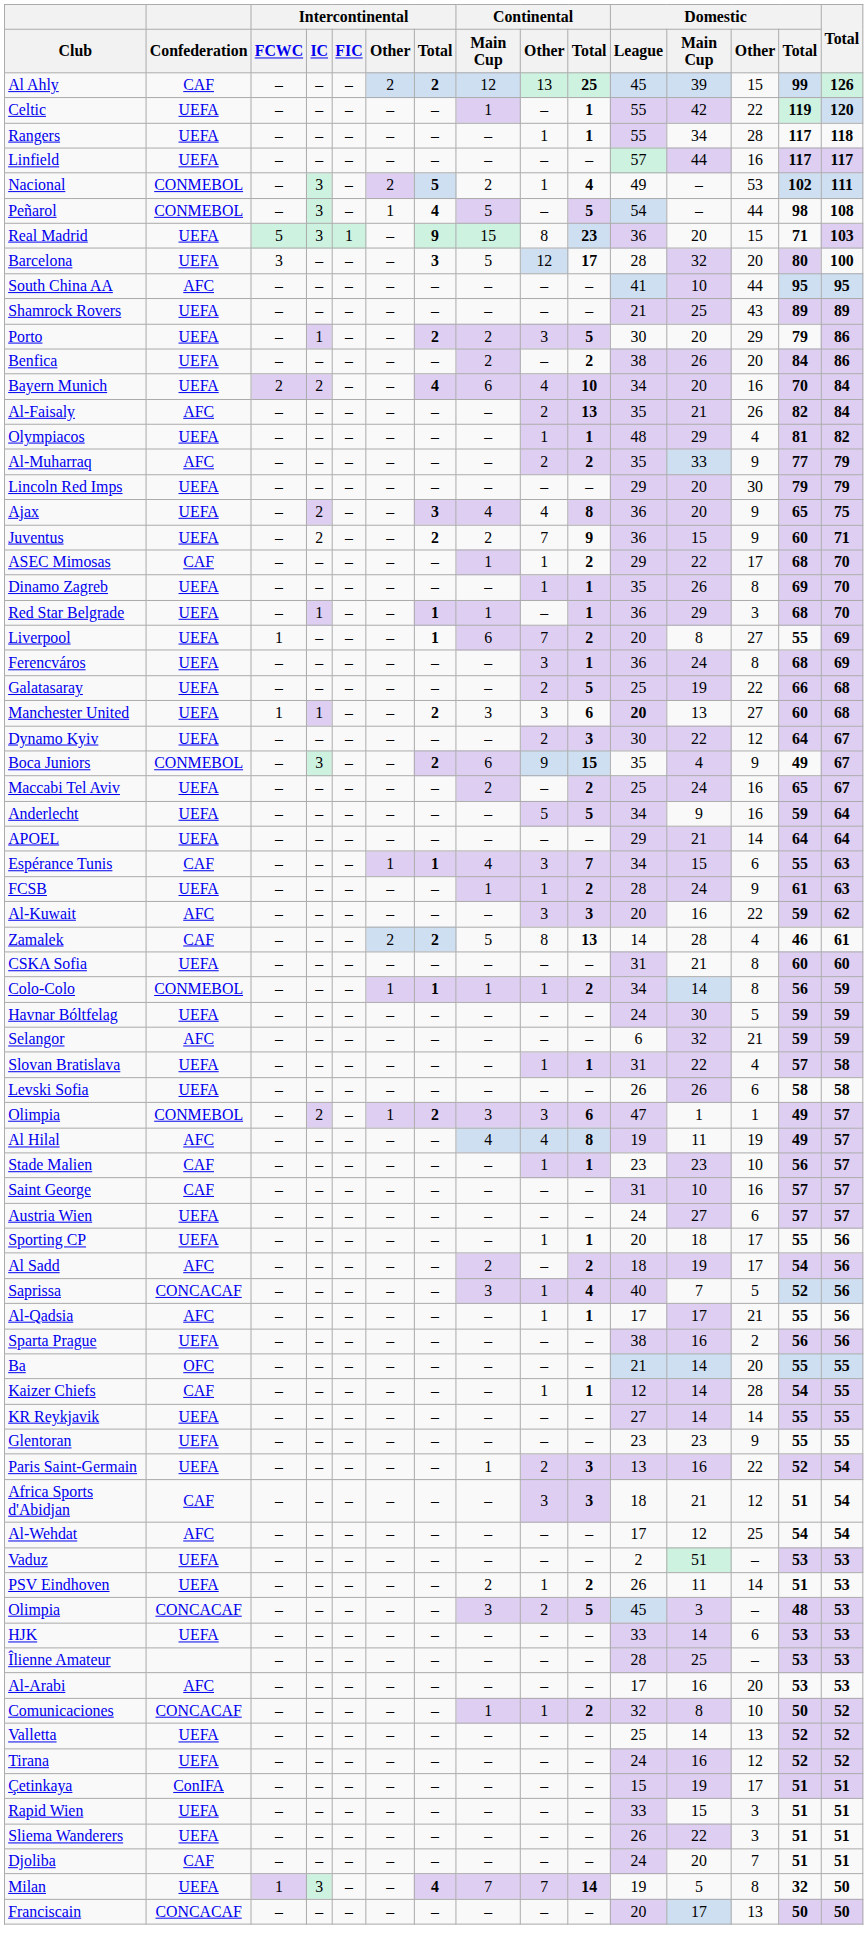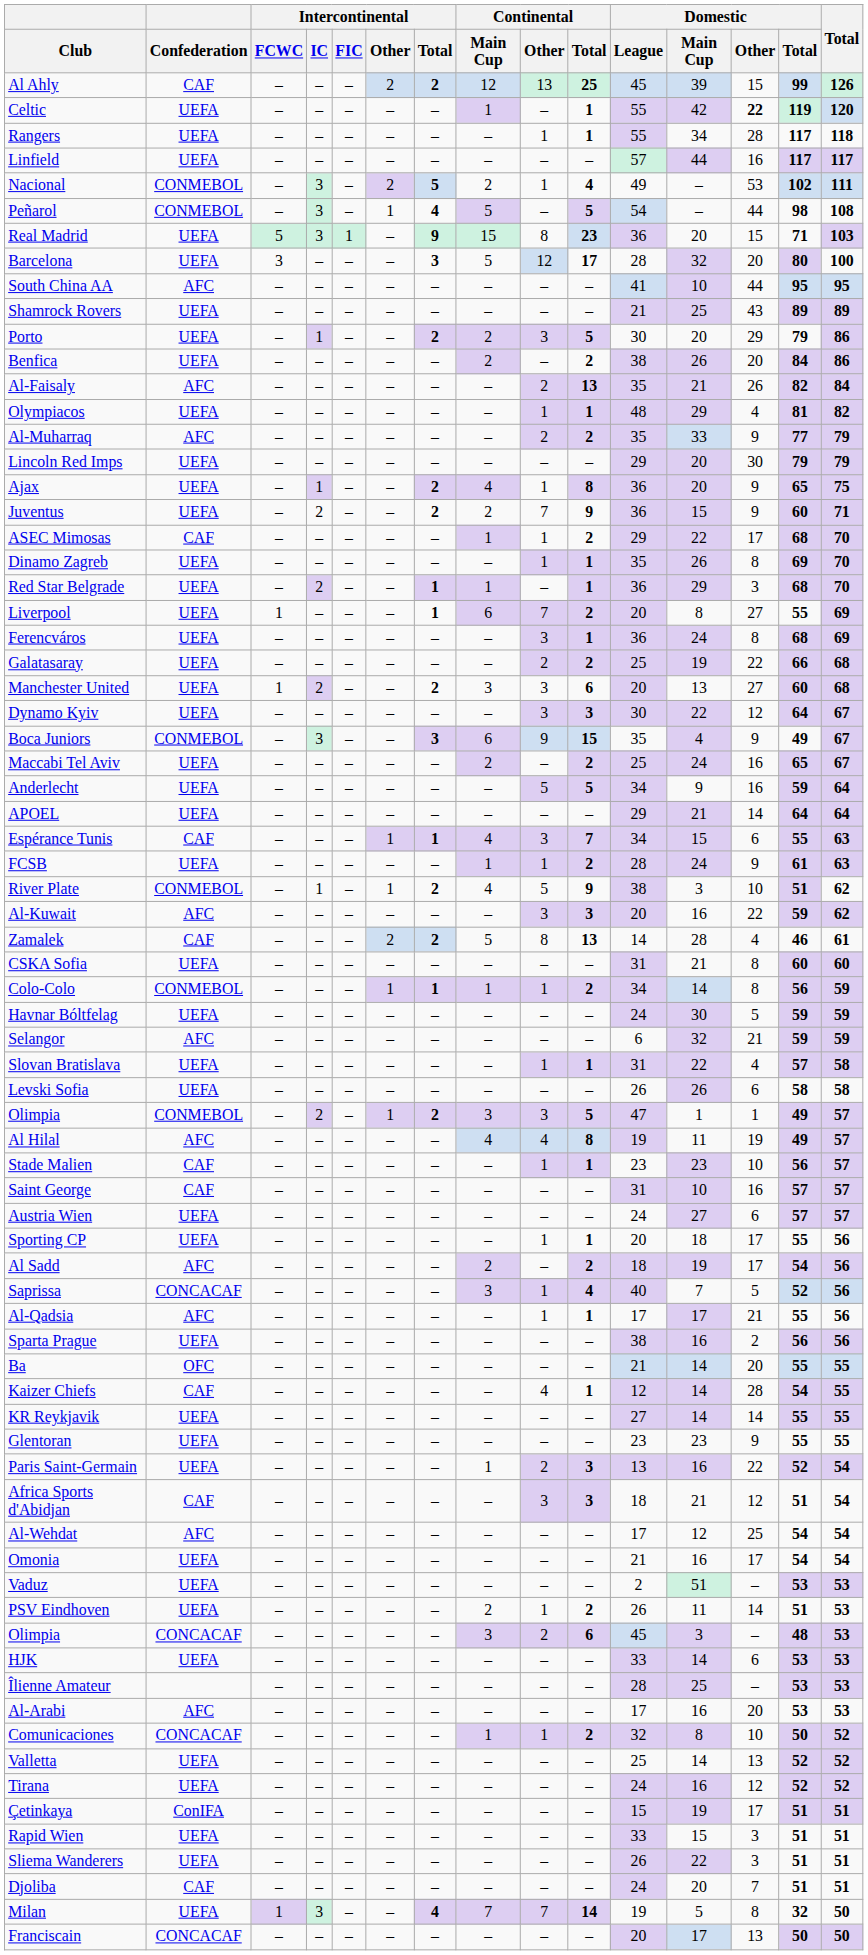(755, 110) normal -> (755, 110) bold
- row: (58, 386)
(319, 512) 2 -> (319, 487) 1
(435, 512) 3 -> (435, 487) 2
(544, 512) 4 -> (544, 487) 1
(319, 612) 1 -> (319, 587) 2
(589, 688) 5 -> (589, 662) 2
(319, 713) 1 -> (319, 688) 2
(638, 713) bold -> (638, 688) normal
(544, 738) 2 -> (544, 713) 3
(435, 763) 2 -> (435, 738) 3
+ row: (44, 889)
(589, 1115) 6 -> (589, 1115) 5
(544, 1391) 1 -> (544, 1391) 4
+ row: (34, 1559)
(589, 1610) 5 -> (589, 1635) 6
